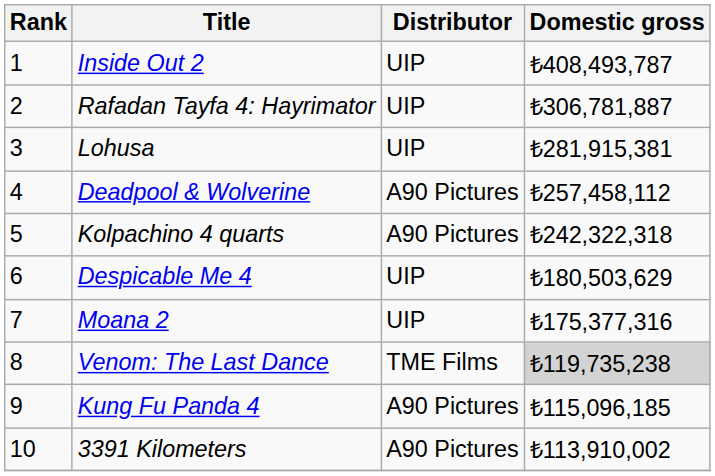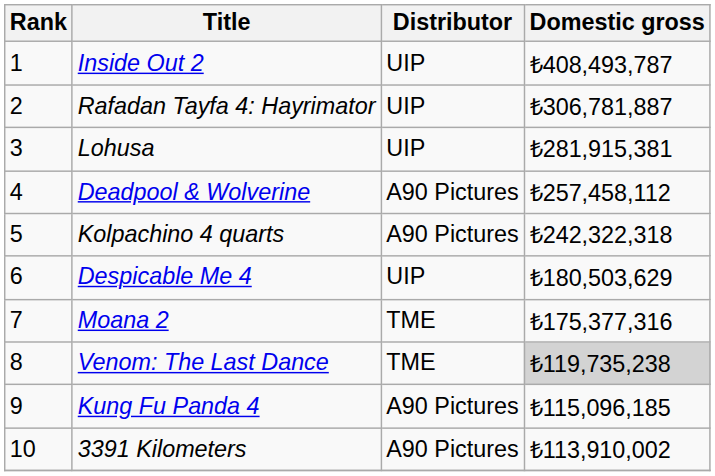(406, 320) UIP -> (411, 320) TME
(442, 363) TME Films -> (411, 363) TME
